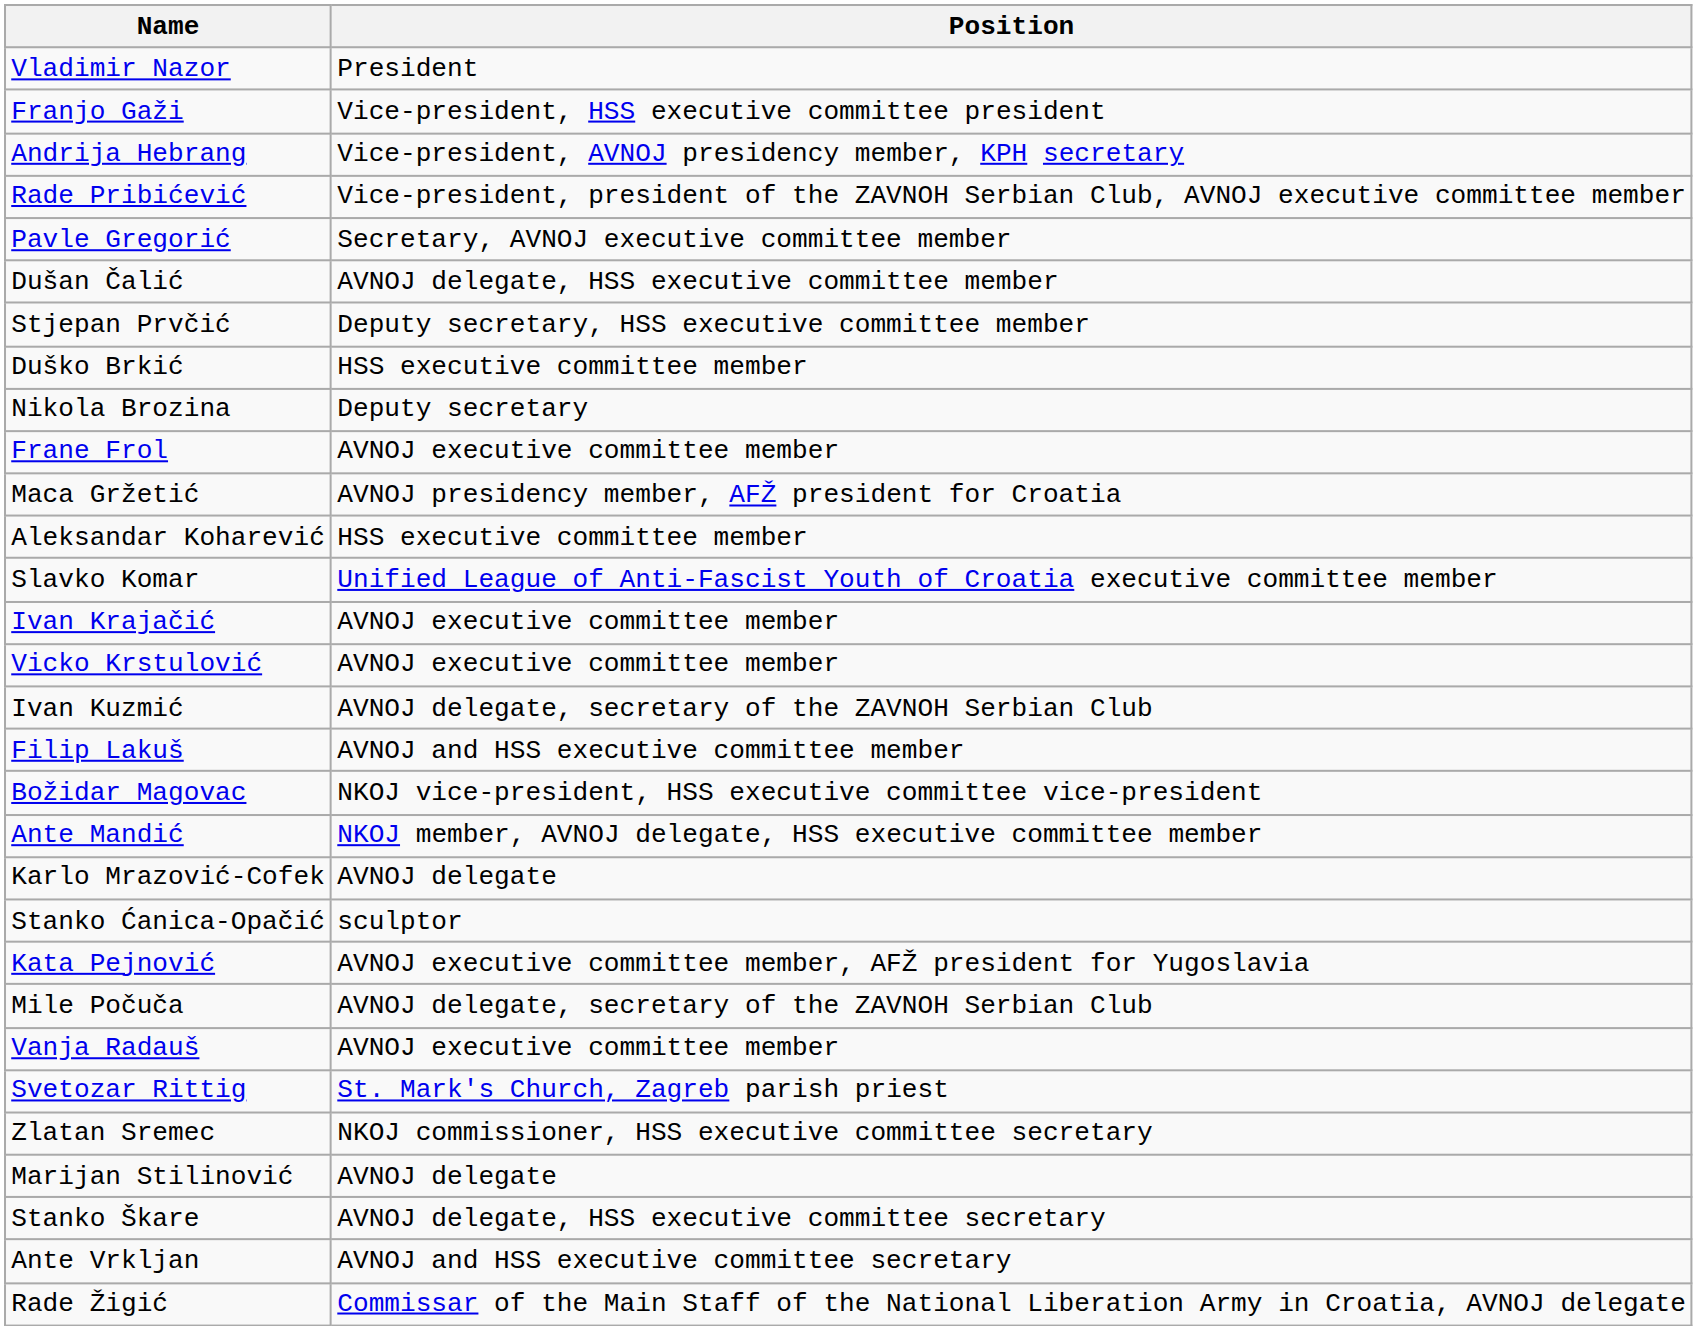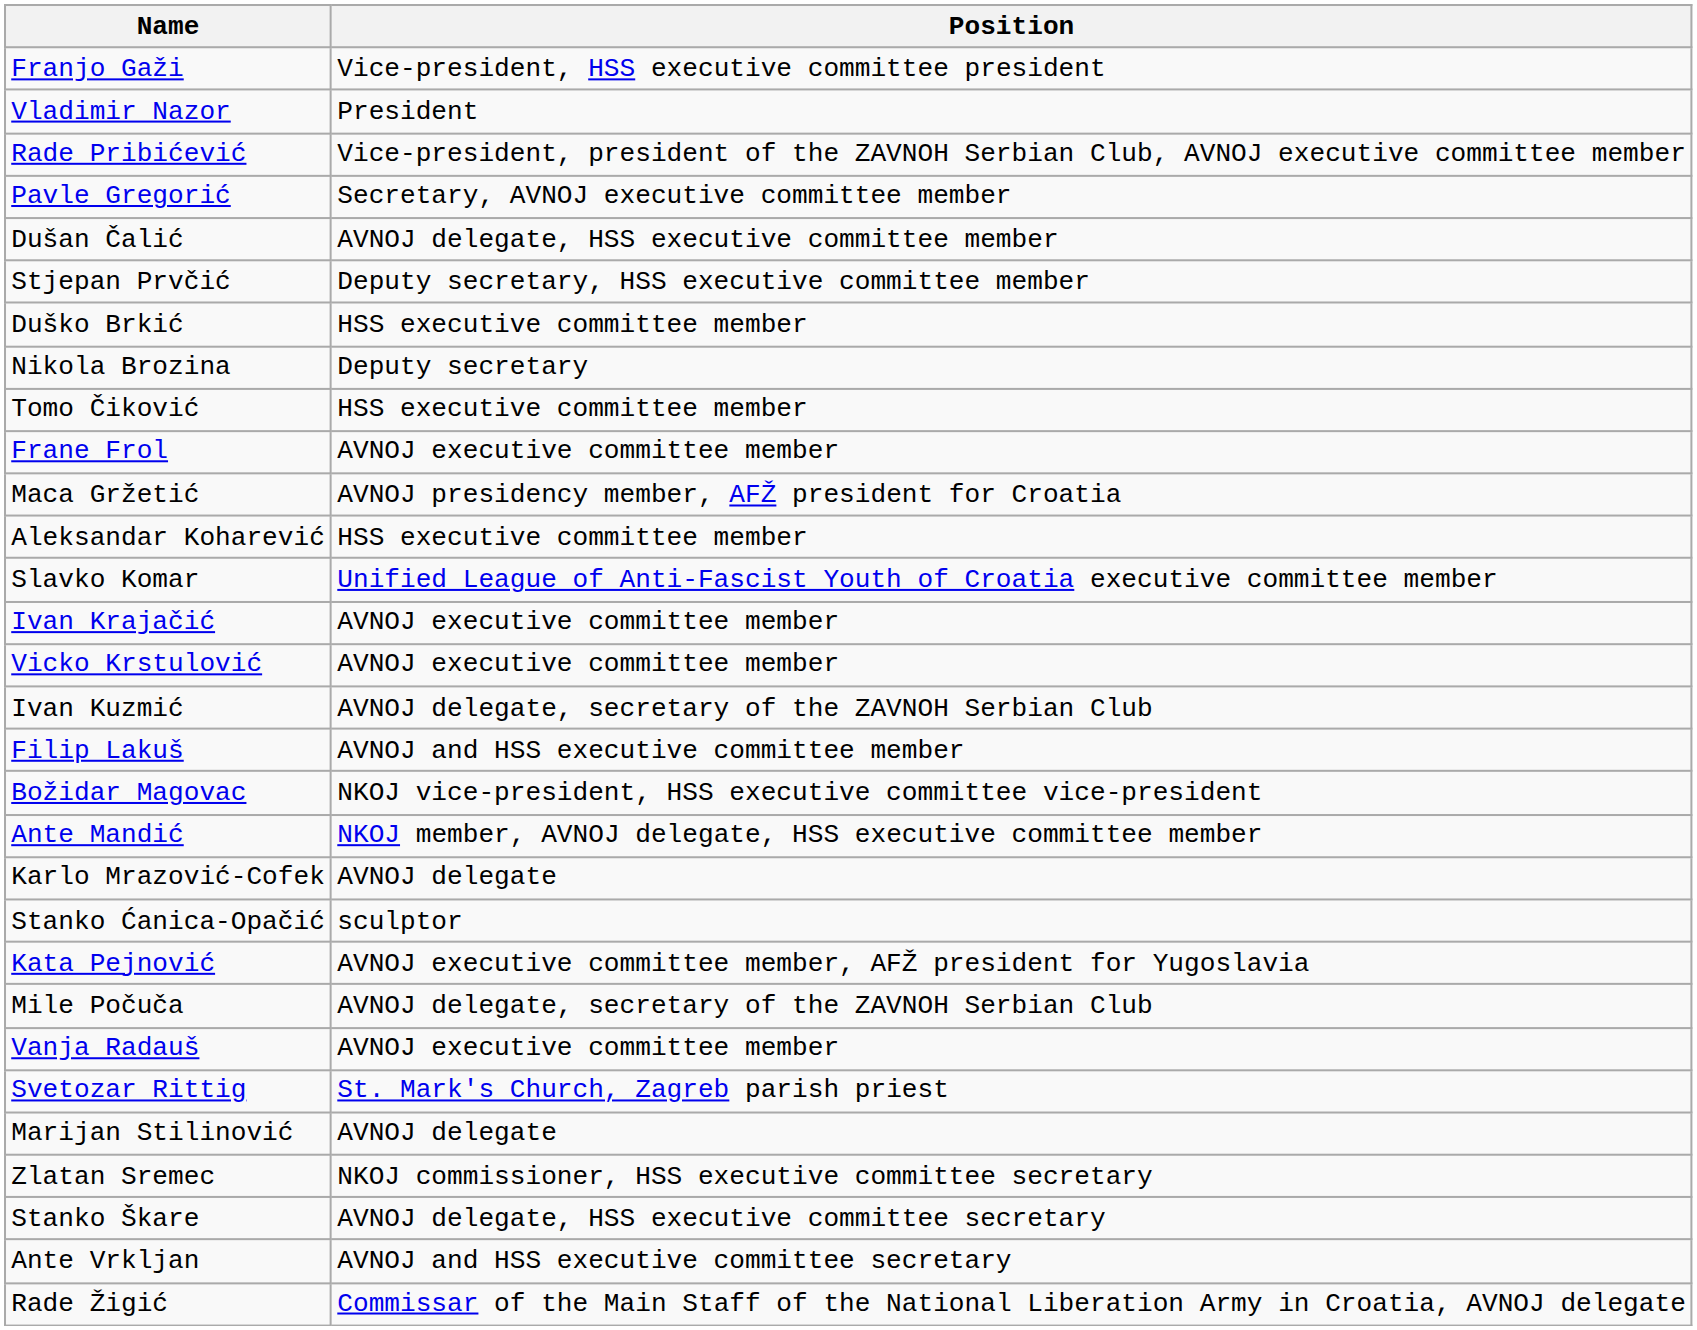rows swapped: (121, 69) <-> (97, 111)
- row: (129, 154)
+ row: (105, 410)
rows swapped: (113, 1134) <-> (152, 1176)
